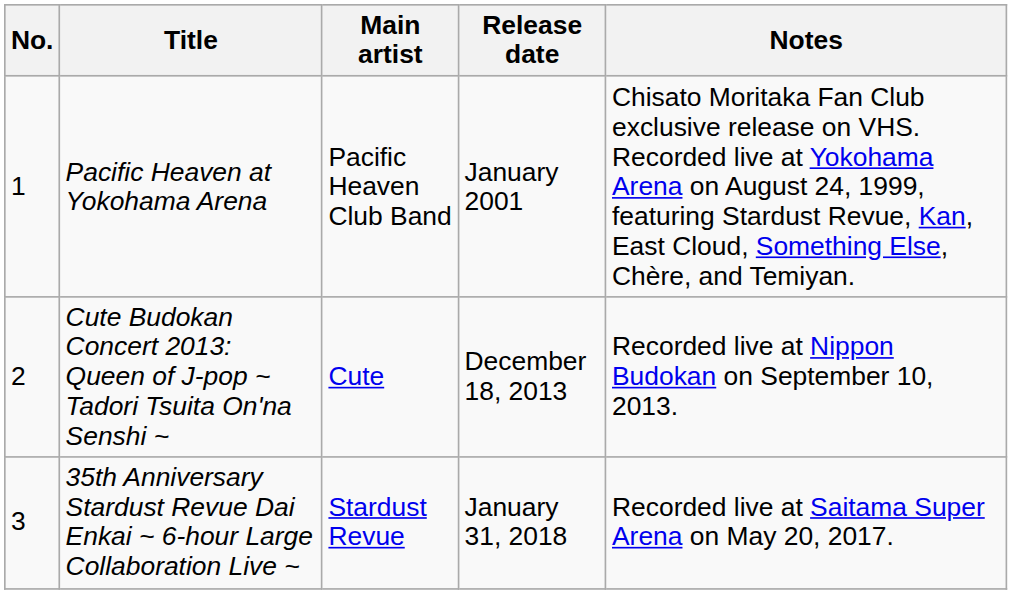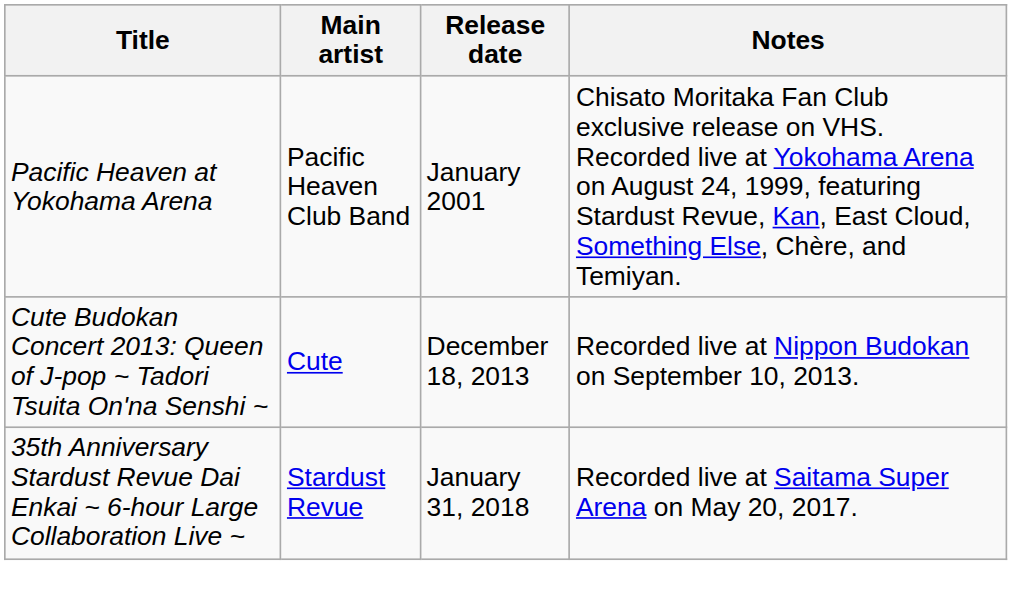- column: (32, 40)
